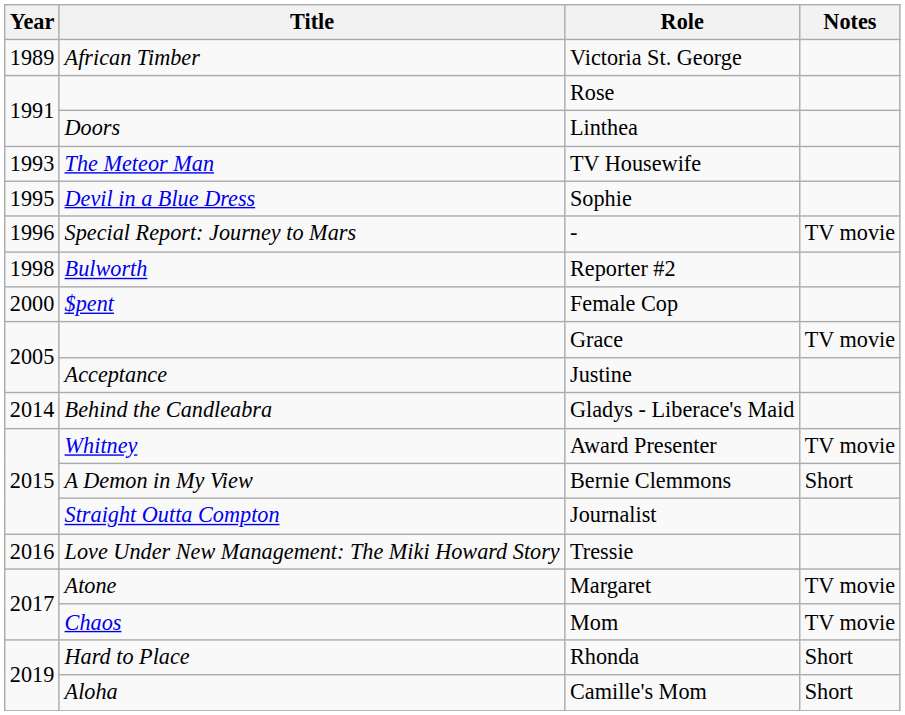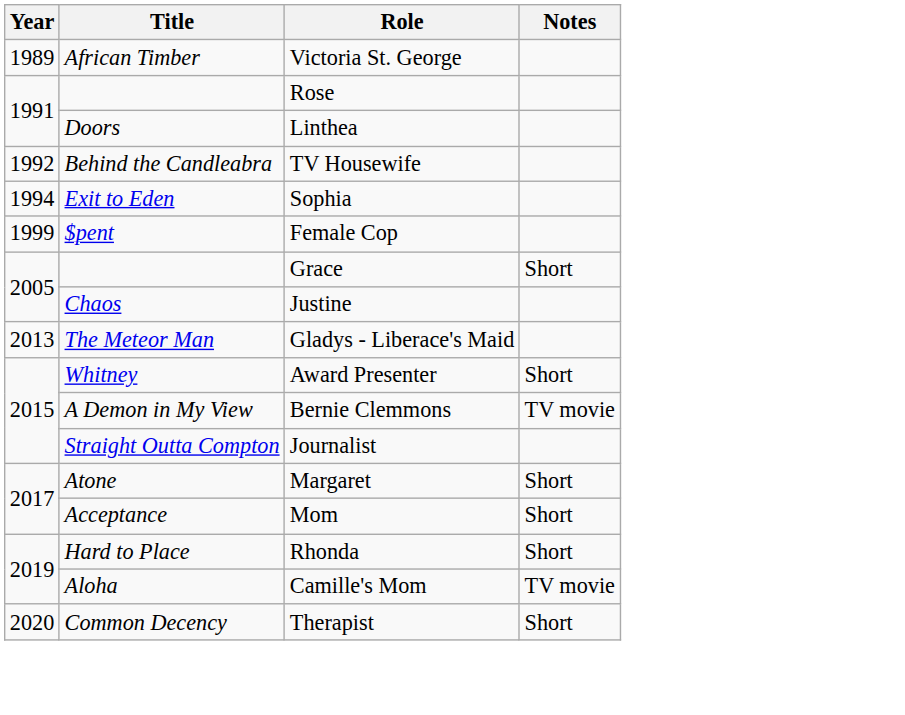(32, 163) 1993 -> (32, 163) 1992
(139, 163) The Meteor Man -> (168, 163) Behind the Candleabra
+ row: (321, 198)
- row: (601, 198)
- row: (574, 233)
- row: (623, 269)
(32, 304) 2000 -> (32, 233) 1999
(850, 339) TV movie -> (549, 269) Short
(116, 374) Acceptance -> (93, 304) Chaos
(32, 410) 2014 -> (32, 339) 2013
(168, 410) Behind the Candleabra -> (139, 339) The Meteor Man
(850, 445) TV movie -> (549, 374) Short
(829, 480) Short -> (570, 410) TV movie
- row: (602, 551)
(850, 586) TV movie -> (549, 480) Short
(93, 621) Chaos -> (116, 515) Acceptance
(850, 621) TV movie -> (549, 515) Short
(829, 692) Short -> (570, 586) TV movie
+ row: (332, 621)
